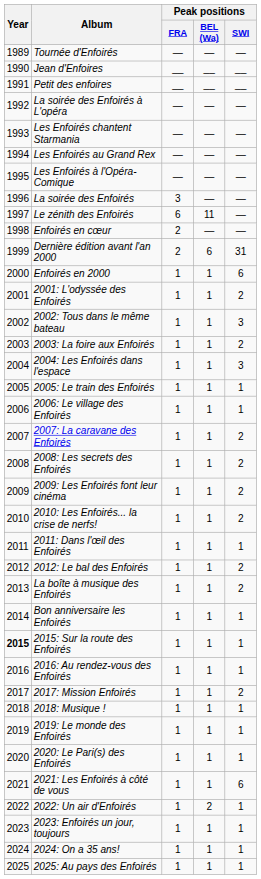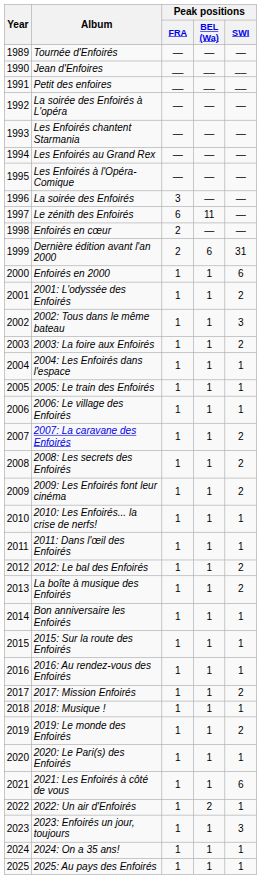(241, 366) 3 -> (241, 366) 1
(241, 519) 2 -> (241, 519) 1
(18, 644) bold -> (18, 644) normal
(241, 730) 1 -> (241, 730) 2
(241, 828) 1 -> (241, 828) 3
